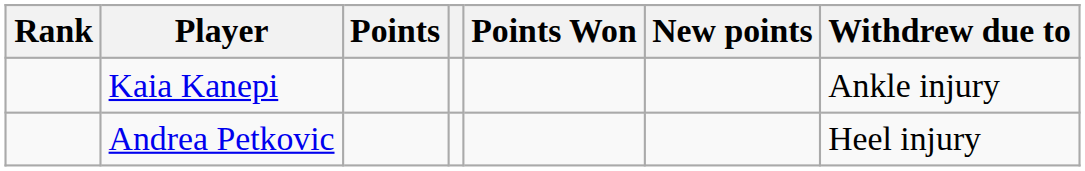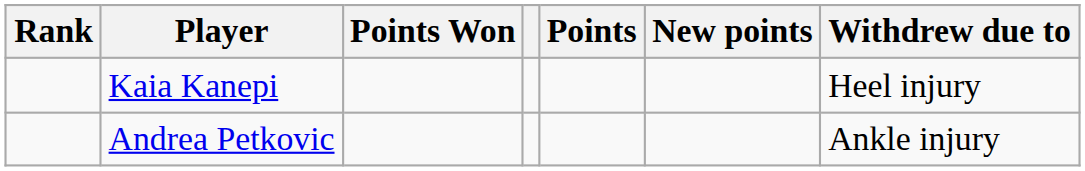columns swapped: (395, 31) <-> (554, 31)
(914, 84) Ankle injury -> (905, 84) Heel injury
(905, 138) Heel injury -> (914, 138) Ankle injury
